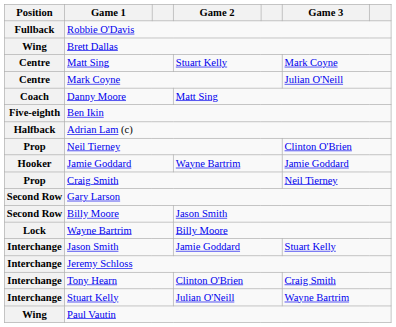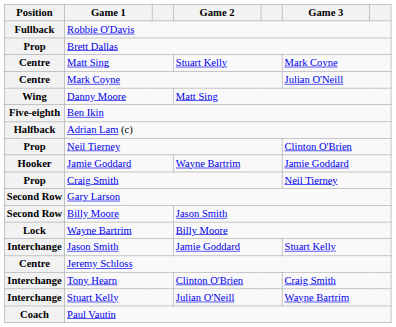(34, 46) Wing -> (34, 46) Prop
(34, 96) Coach -> (34, 96) Wing
(34, 264) Interchange -> (34, 264) Centre
(34, 314) Wing -> (34, 314) Coach
